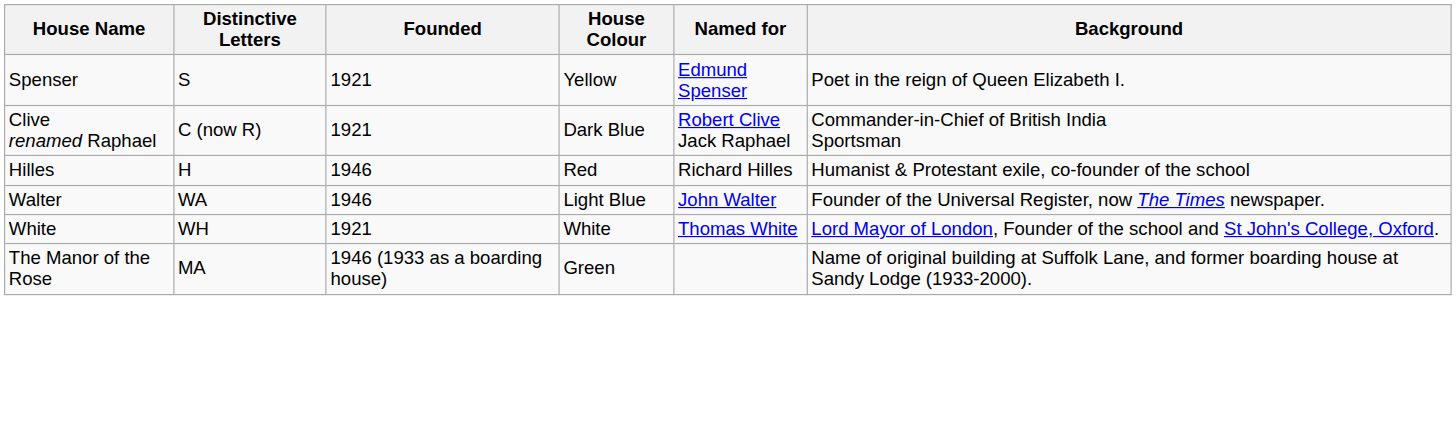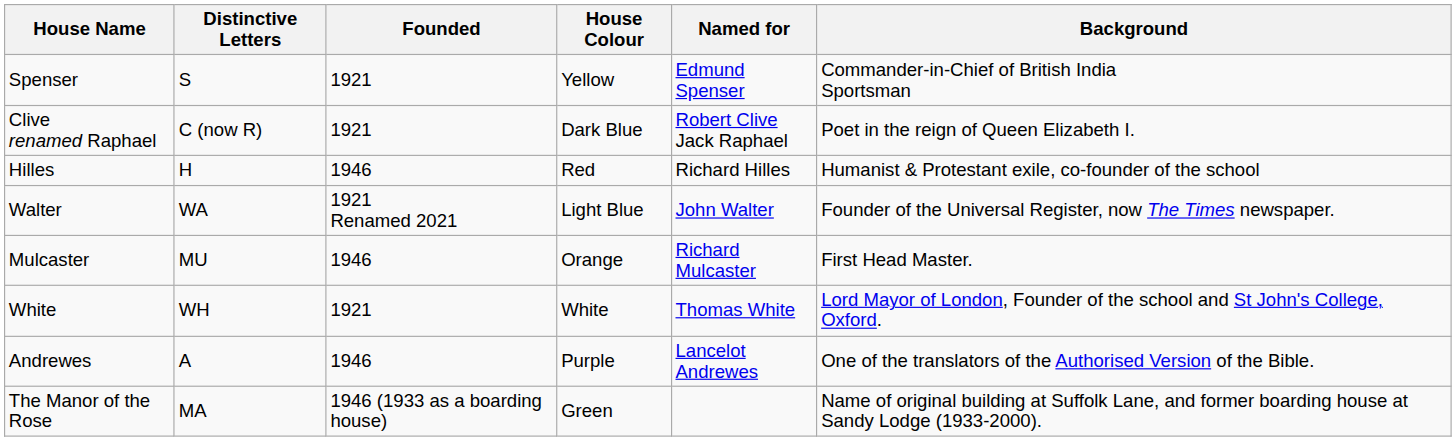(968, 79) Poet in the reign of Queen Elizabeth I. -> (969, 79) Commander-in-Chief of British India Sportsman
(959, 130) Commander-in-Chief of British India Sportsman -> (978, 130) Poet in the reign of Queen Elizabeth I.
(351, 199) 1946 -> (394, 210) 1921 Renamed 2021
+ row: (49, 260)
+ row: (50, 360)
